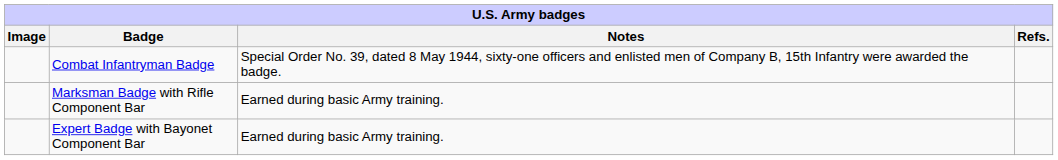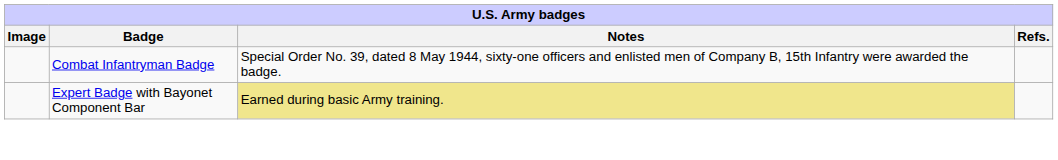- row: (133, 100)
(342, 136) no background -> (342, 100) khaki background
